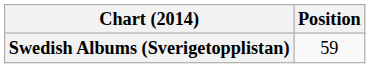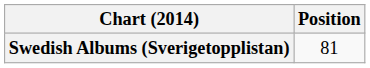(329, 47) 59 -> (329, 47) 81
